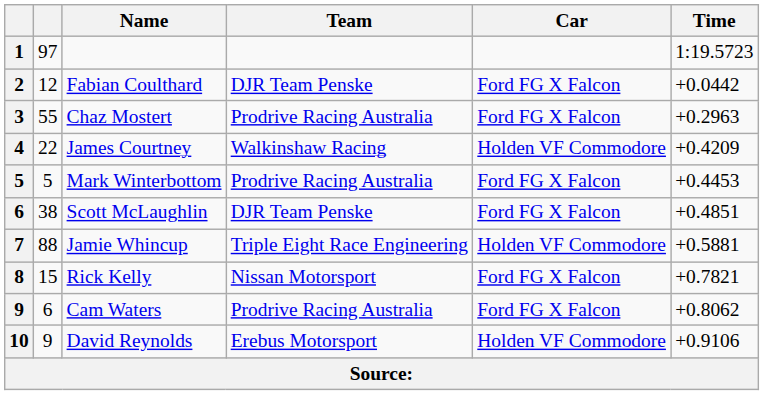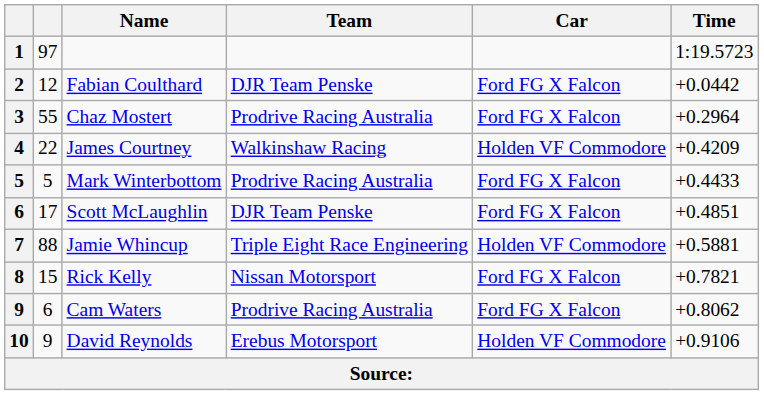(707, 116) +0.2963 -> (707, 116) +0.2964
(707, 180) +0.4453 -> (707, 180) +0.4433
(48, 212) 38 -> (48, 212) 17
